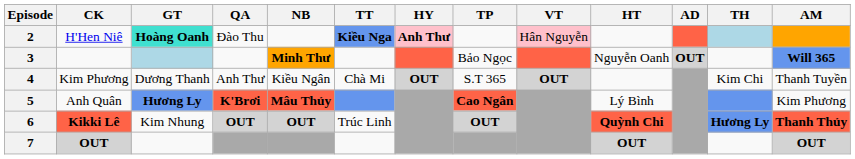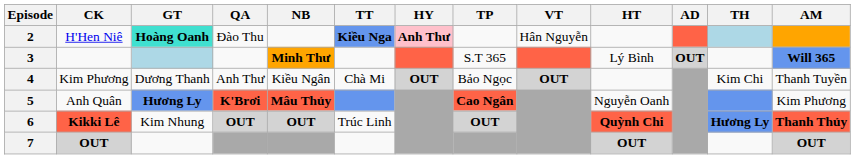(554, 36) pink background -> (554, 36) no background
(485, 57) Bảo Ngọc -> (485, 57) S.T 365
(632, 57) Nguyễn Oanh -> (632, 57) Lý Bình
(485, 79) S.T 365 -> (485, 79) Bảo Ngọc
(632, 100) Lý Bình -> (632, 100) Nguyễn Oanh
